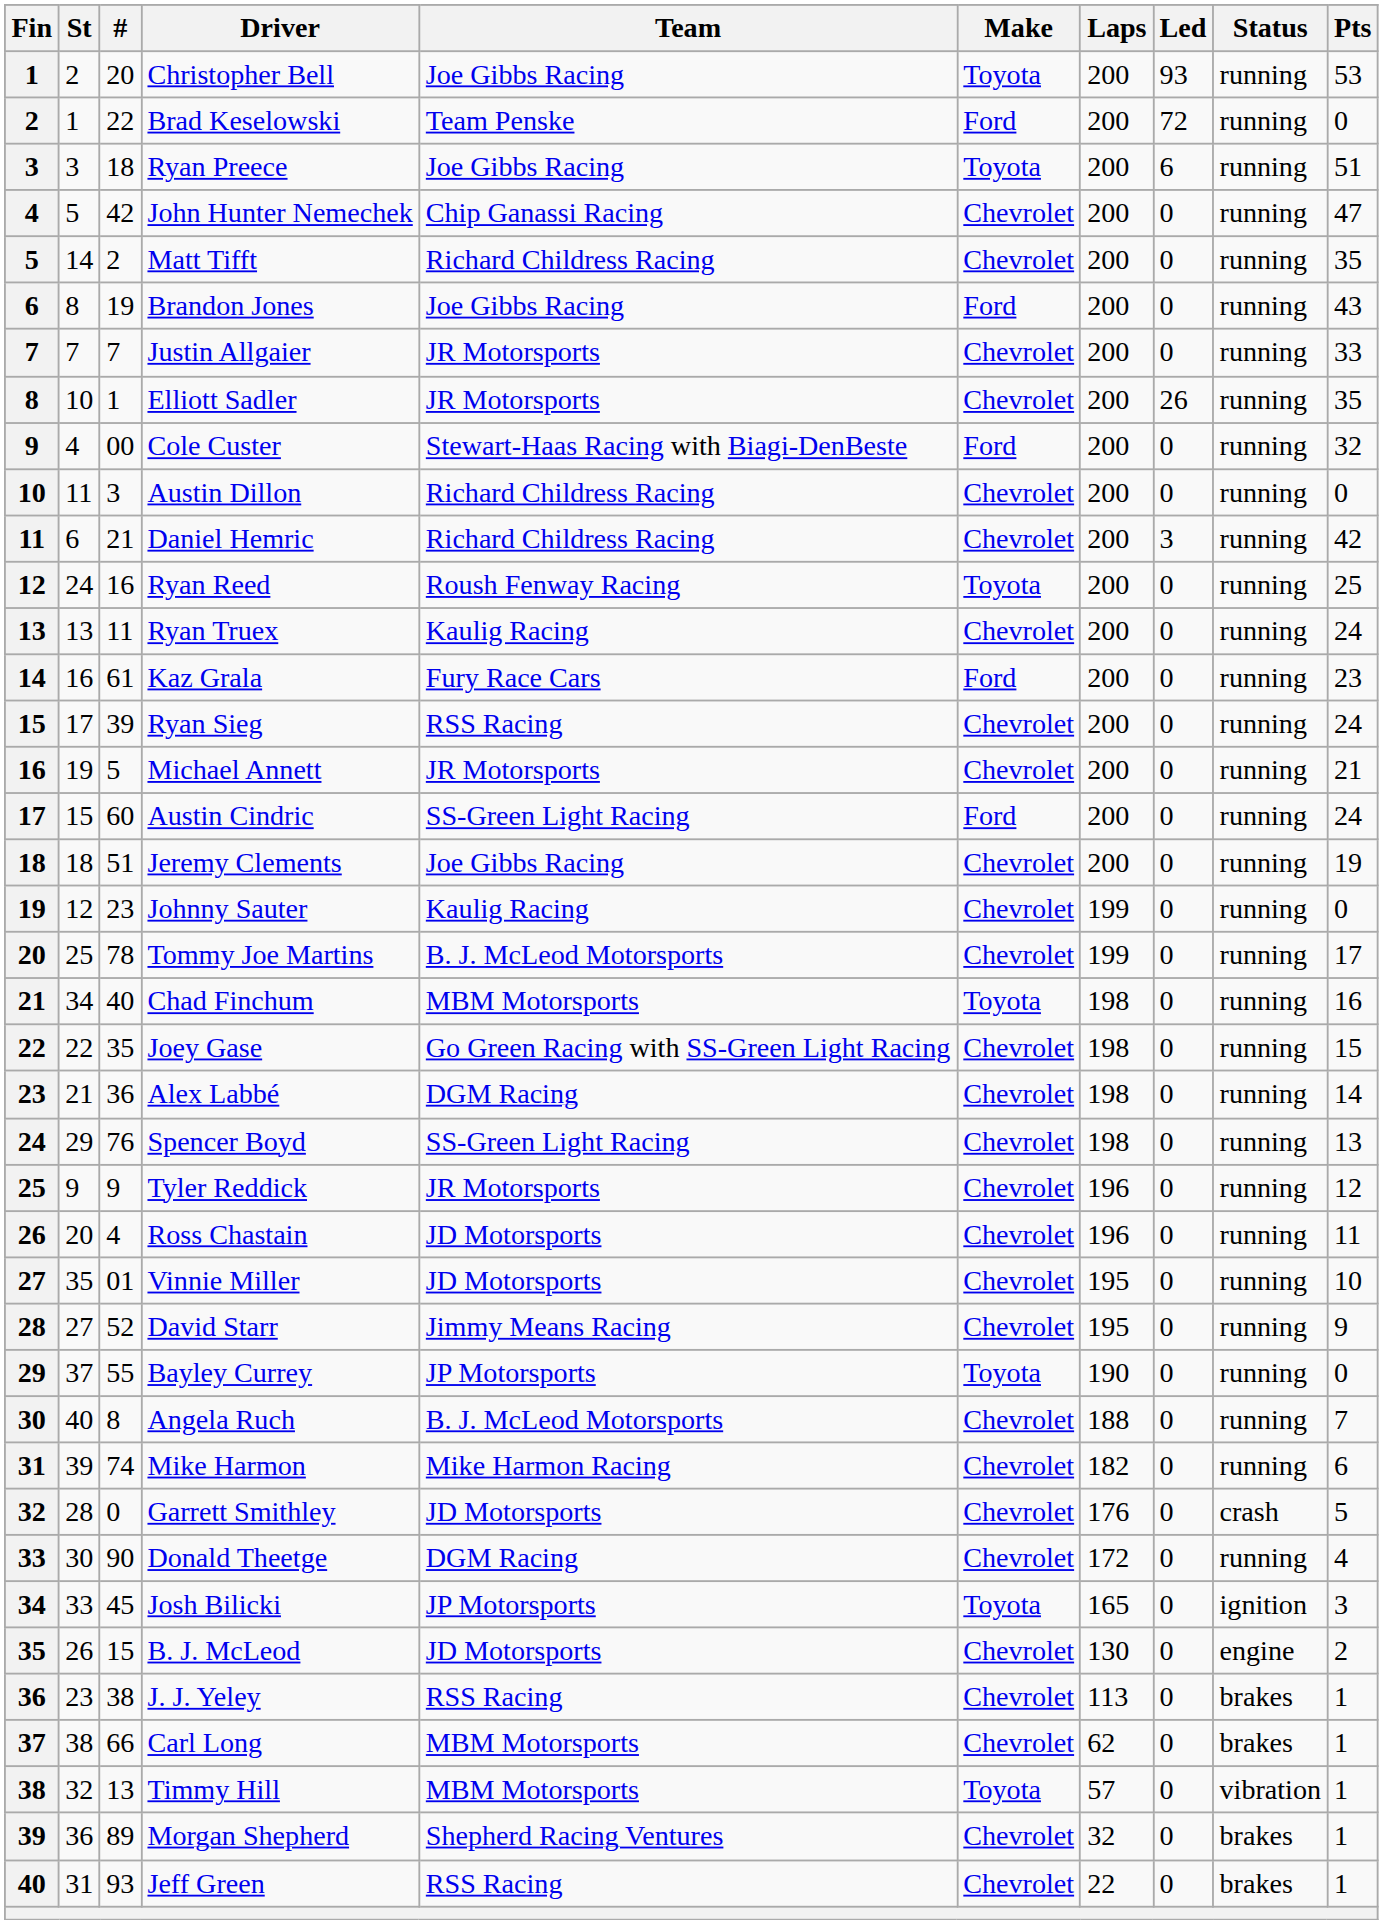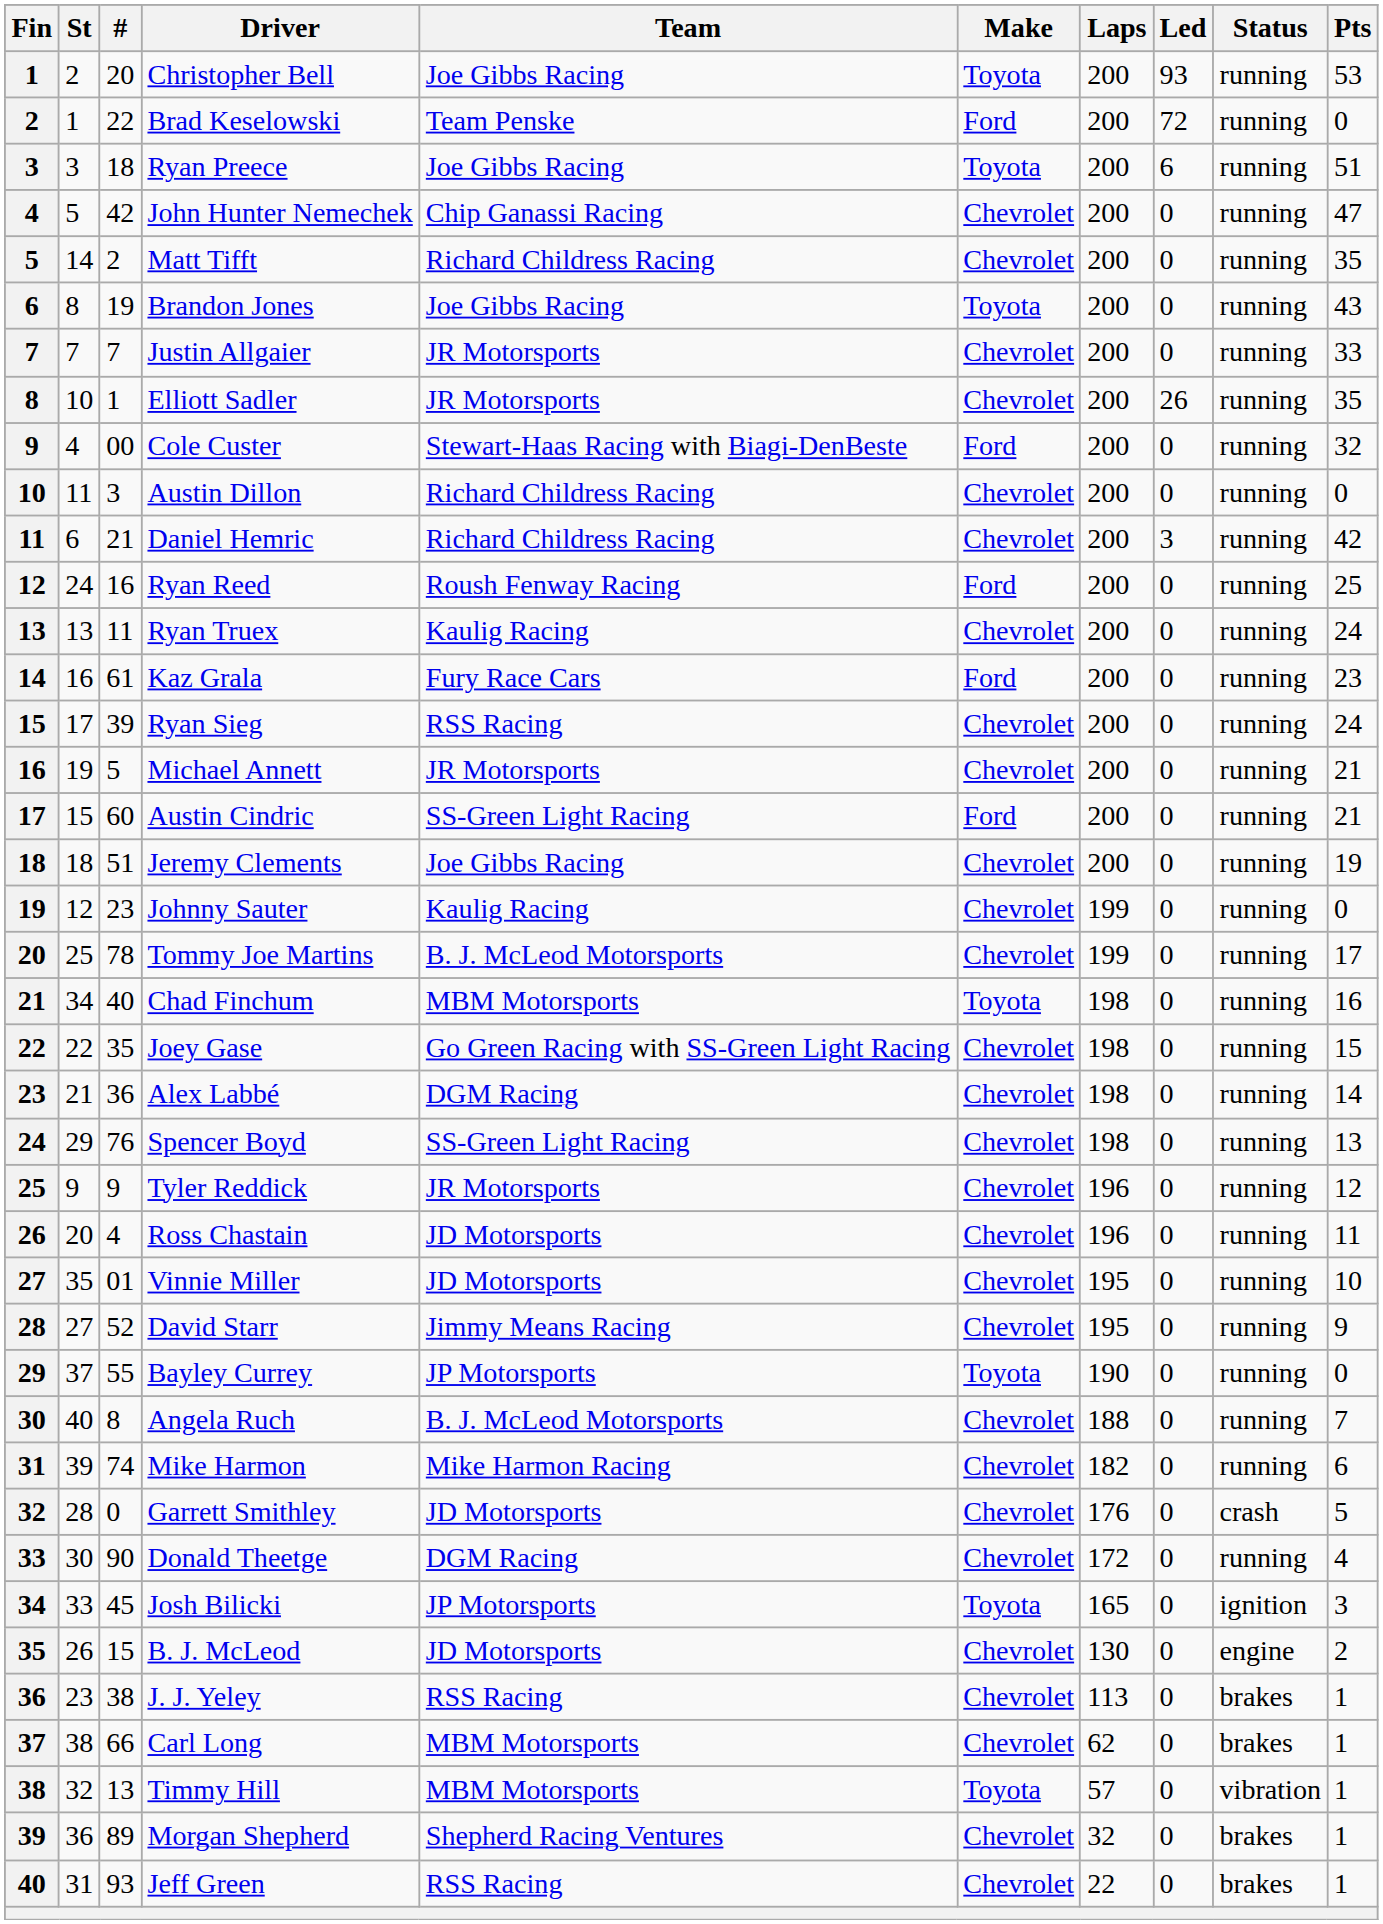(990, 306) Ford -> (1002, 306) Toyota
(1002, 584) Toyota -> (990, 584) Ford
(1348, 816) 24 -> (1348, 816) 21
